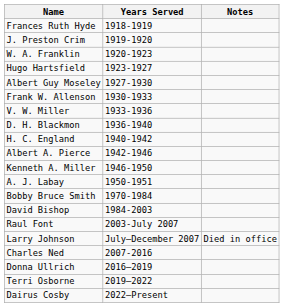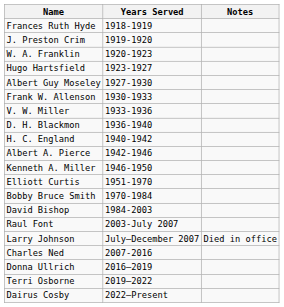- row: (35, 182)
+ row: (43, 182)
